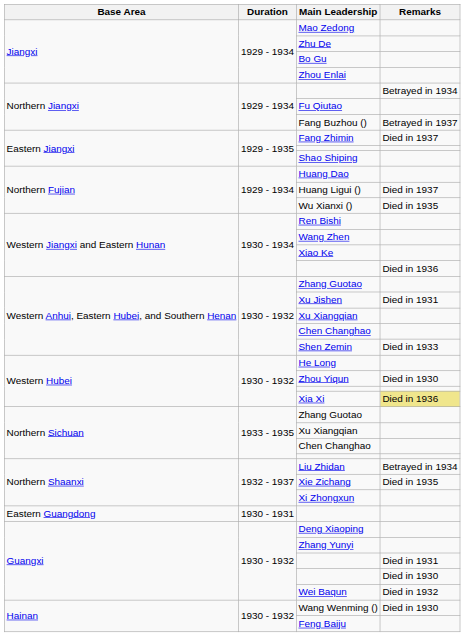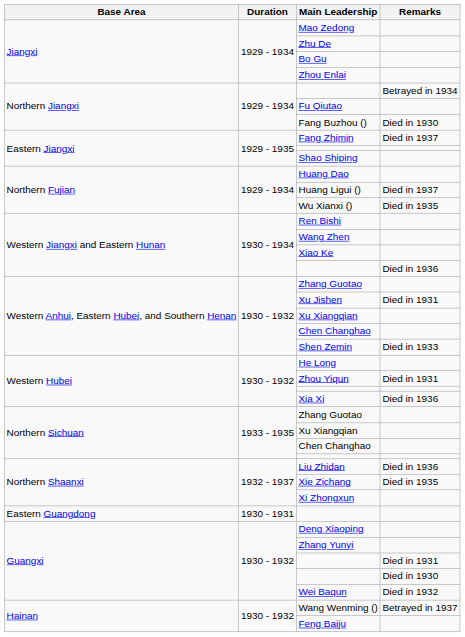(420, 122) Betrayed in 1937 -> (410, 122) Died in 1930
(410, 378) Died in 1930 -> (410, 378) Died in 1931
(410, 399) khaki background -> (410, 399) no background
(420, 466) Betrayed in 1934 -> (410, 466) Died in 1936
(410, 608) Died in 1930 -> (420, 608) Betrayed in 1937
